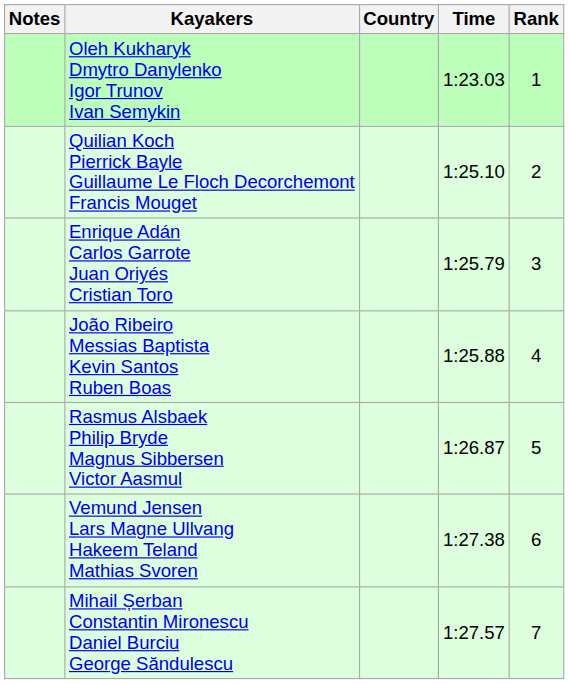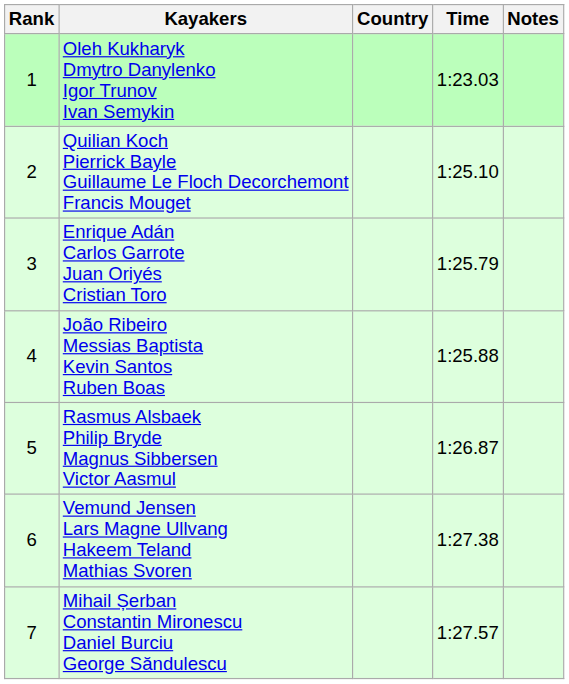columns swapped: (536, 19) <-> (35, 19)
